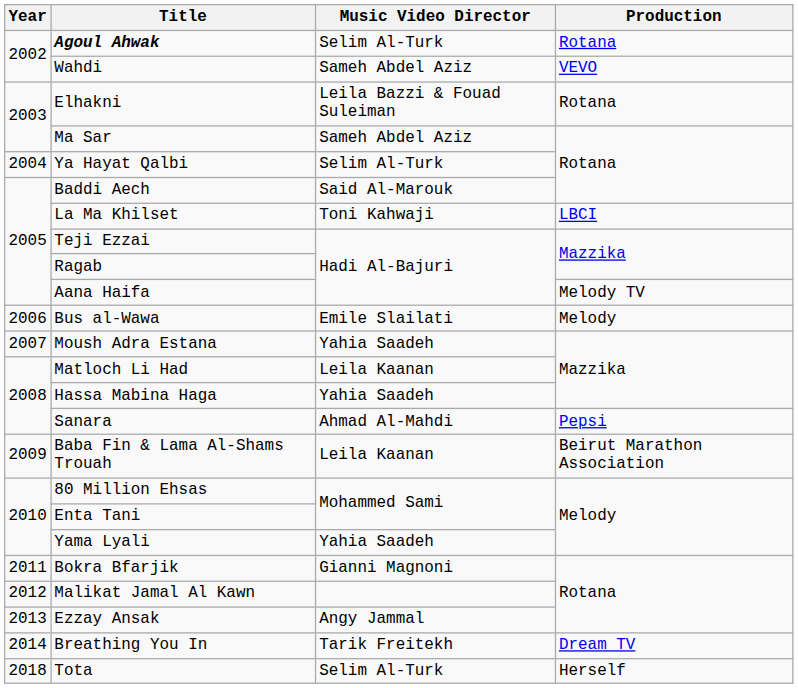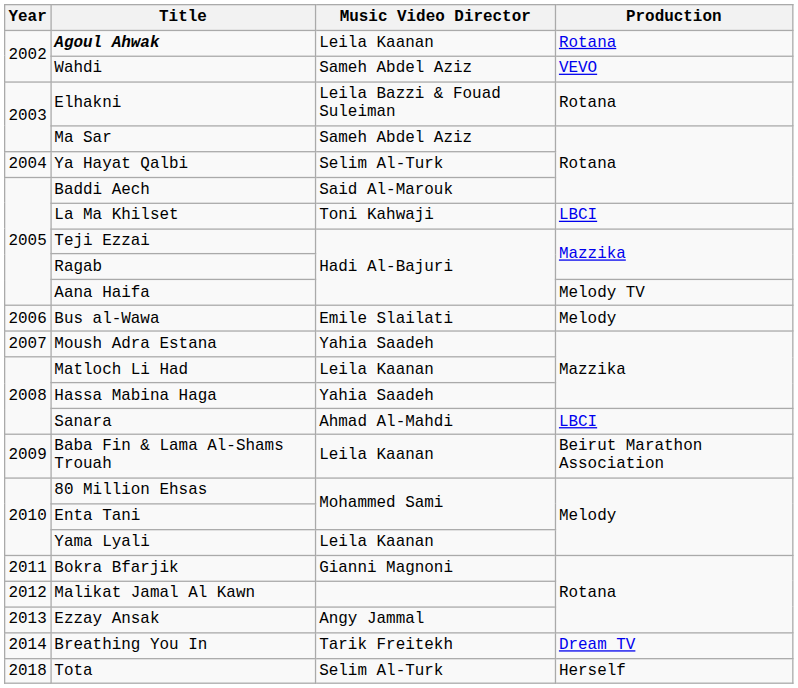(381, 44) Selim Al-Turk -> (377, 44) Leila Kaanan
(583, 422) Pepsi -> (578, 422) LBCI
(377, 543) Yahia Saadeh -> (377, 543) Leila Kaanan
